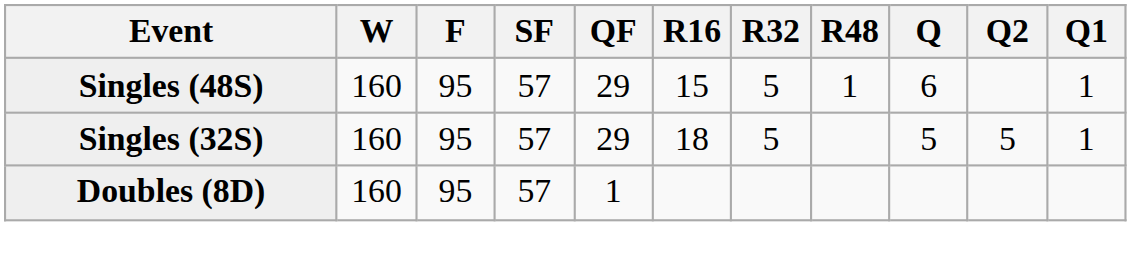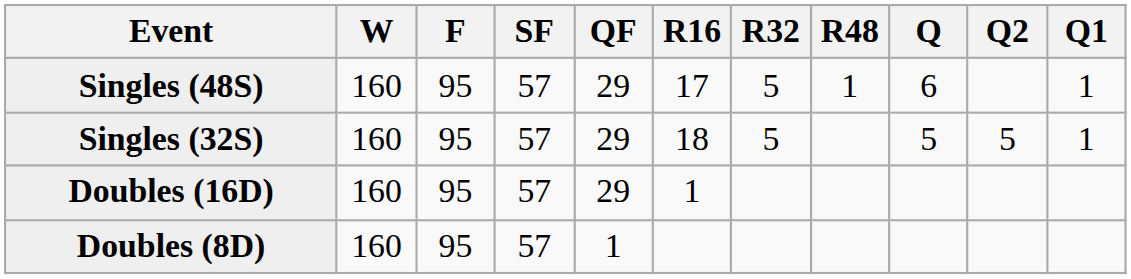(692, 84) 15 -> (692, 84) 17
+ row: (171, 191)
